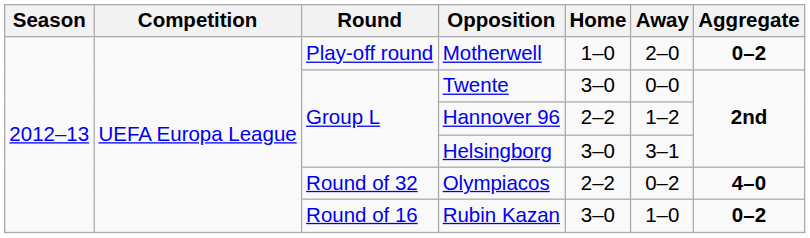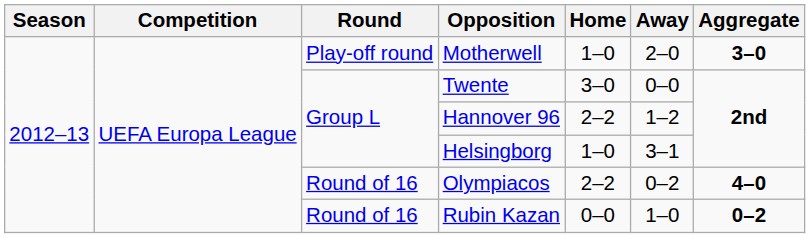(749, 53) 0–2 -> (749, 53) 3–0
(598, 150) 3–0 -> (598, 150) 1–0
(362, 183) Round of 32 -> (362, 183) Round of 16
(598, 215) 3–0 -> (598, 215) 0–0
